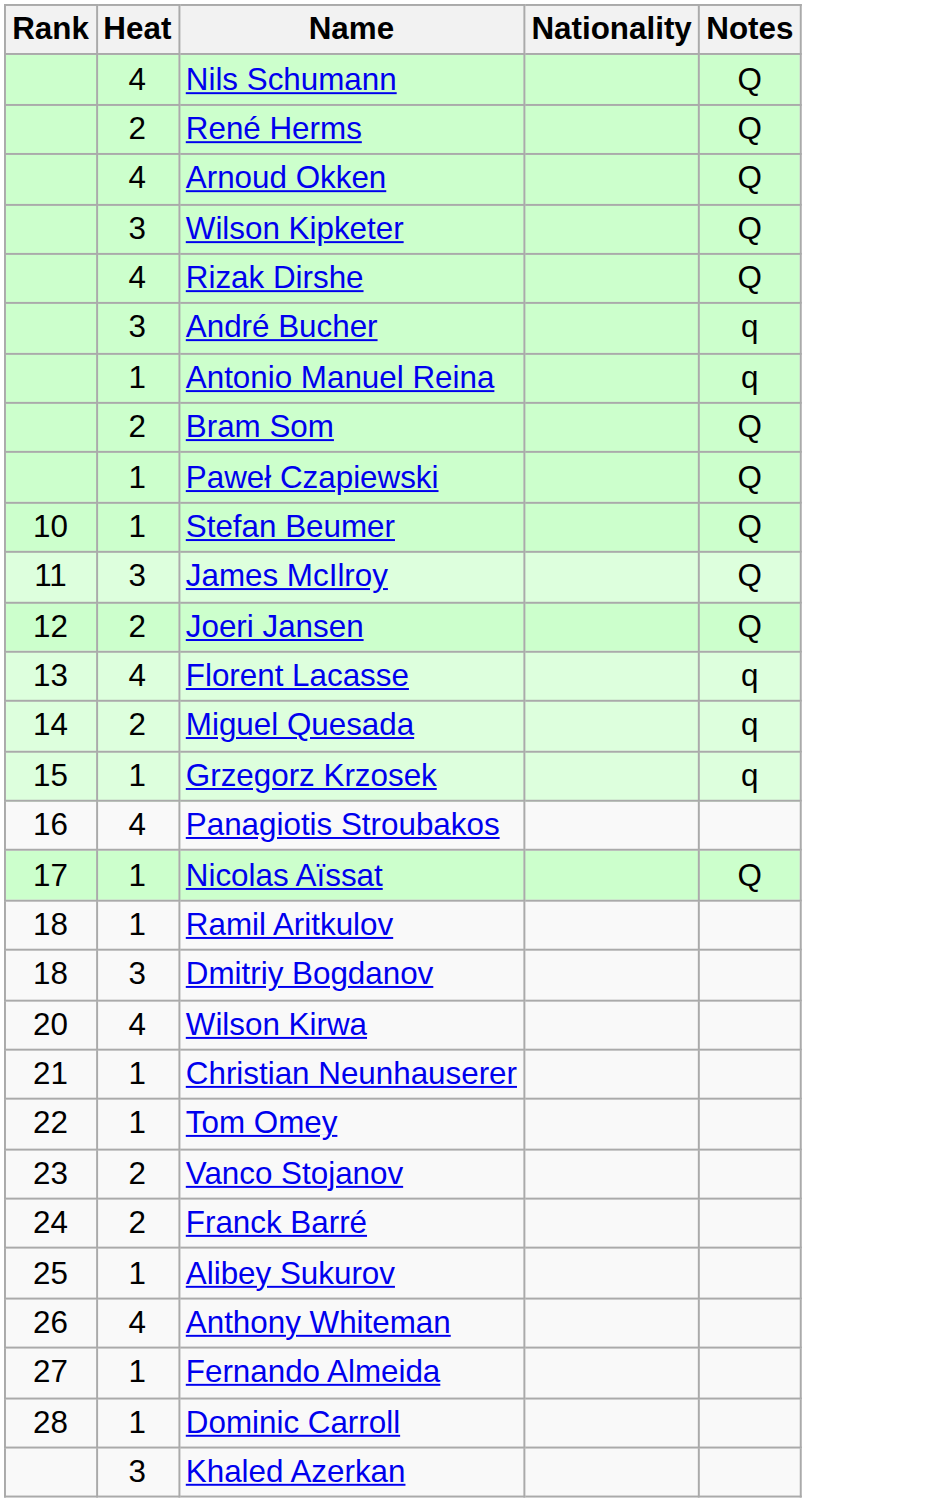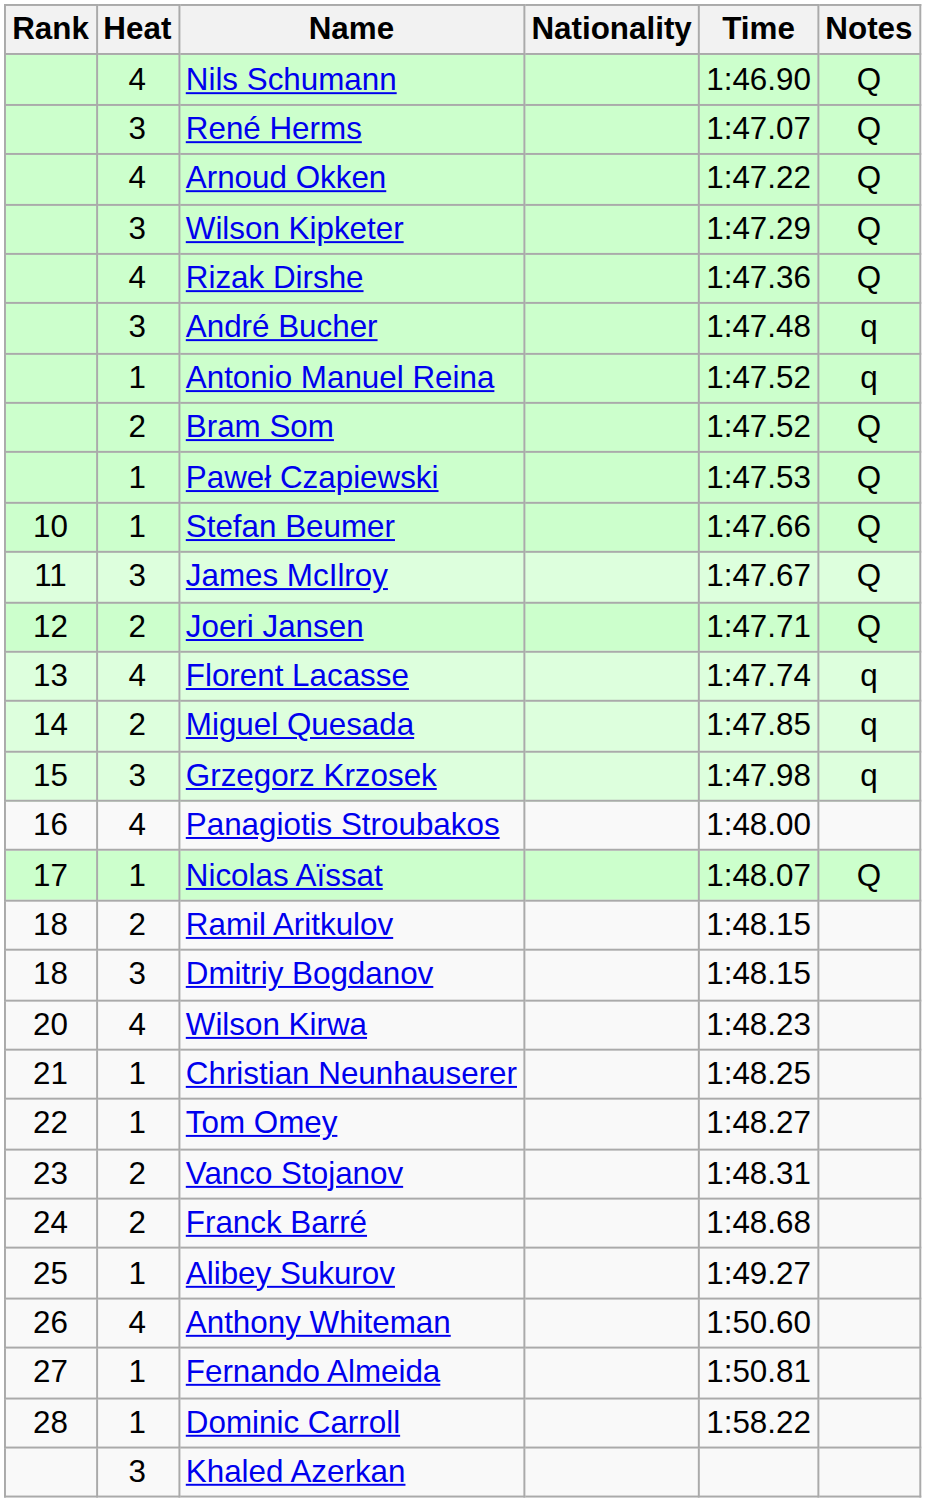+ column: (759, 29)
(137, 128) 2 -> (137, 128) 3
(137, 775) 1 -> (137, 775) 3
(137, 924) 1 -> (137, 924) 2
